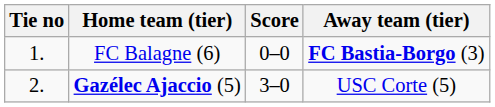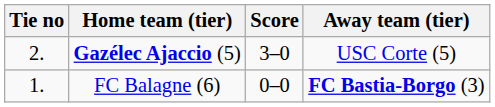rows swapped: (157, 53) <-> (157, 85)
